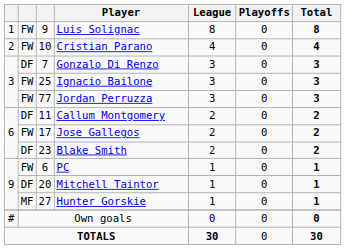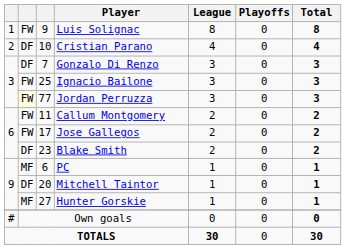(27, 48) FW -> (27, 48) DF
(27, 99) no background -> (27, 99) lightyellow background
(27, 116) DF -> (27, 116) FW
(27, 168) FW -> (27, 168) MF
